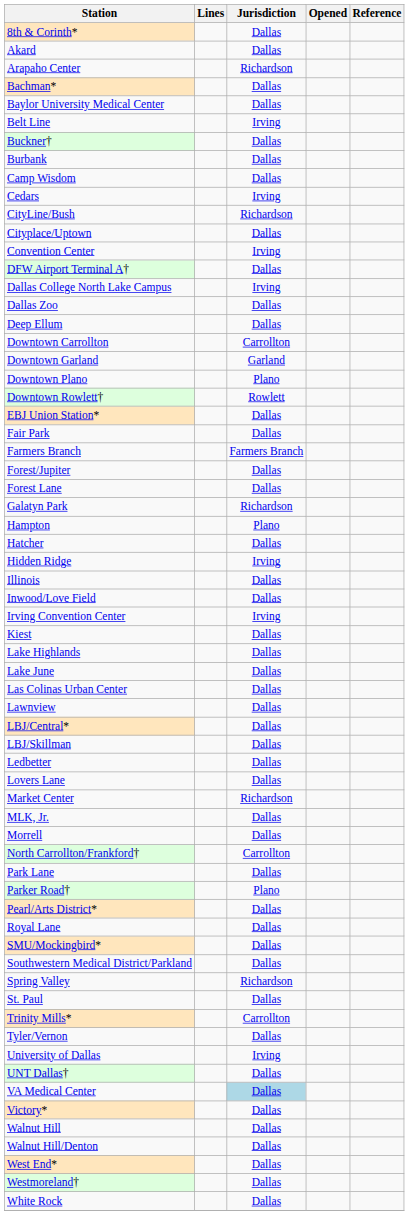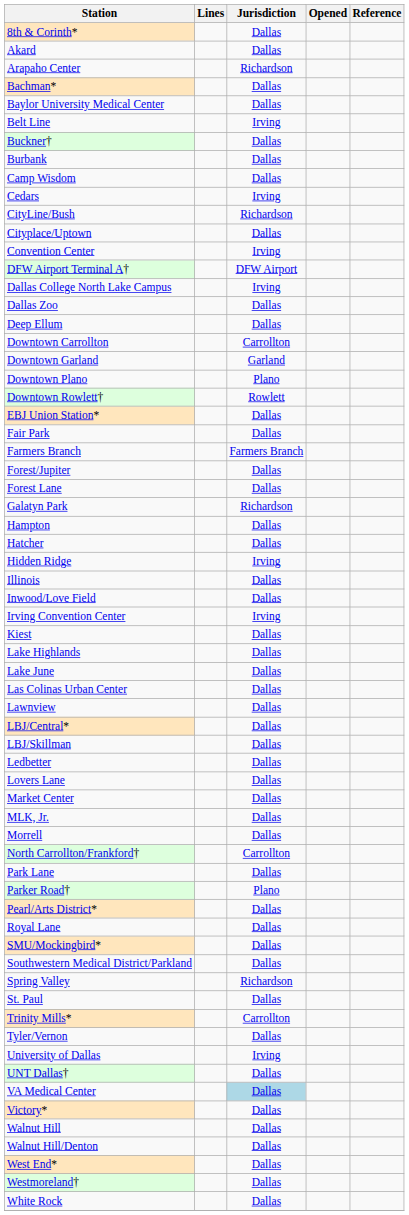(266, 269) Dallas -> (266, 269) DFW Airport
(266, 525) Plano -> (266, 525) Dallas
(266, 799) Richardson -> (266, 799) Dallas
